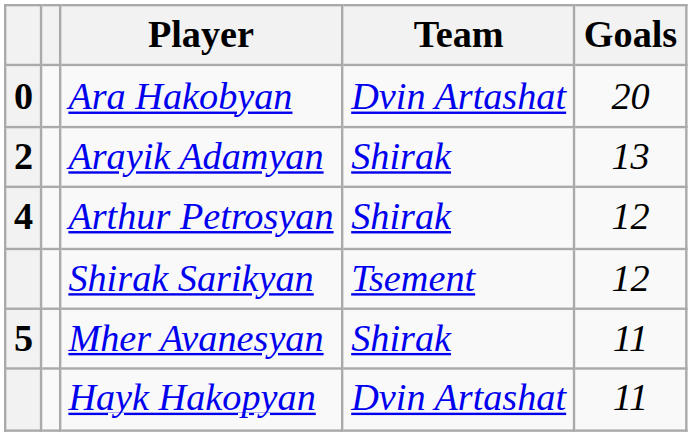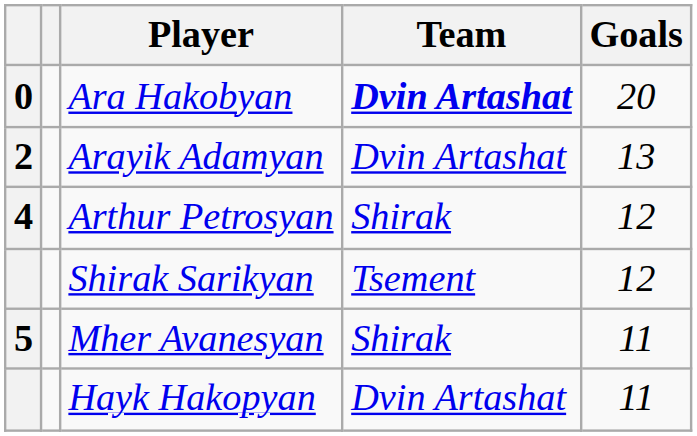(459, 95) normal -> (462, 95) bold
(401, 156) Shirak -> (459, 156) Dvin Artashat
